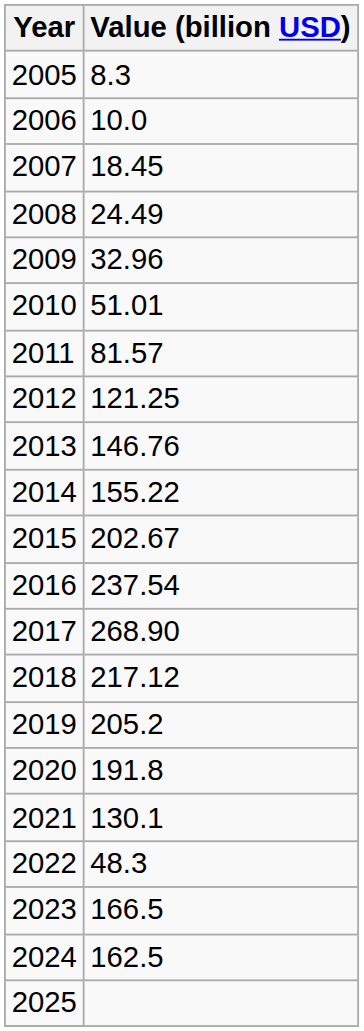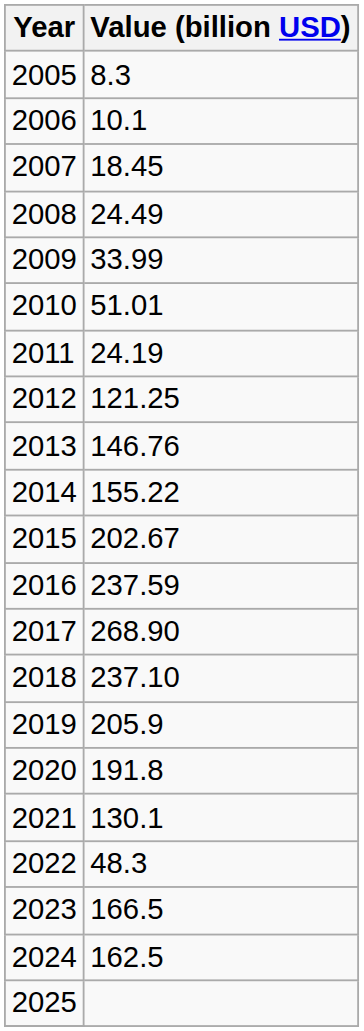(119, 120) 10.0 -> (119, 120) 10.1
(127, 259) 32.96 -> (127, 259) 33.99
(127, 352) 81.57 -> (127, 352) 24.19
(135, 584) 237.54 -> (135, 584) 237.59
(135, 677) 217.12 -> (135, 677) 237.10
(127, 724) 205.2 -> (127, 724) 205.9
